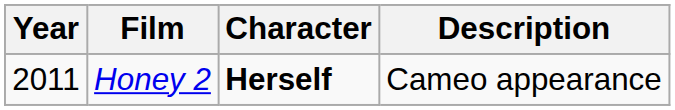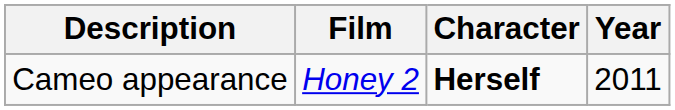columns swapped: (46, 29) <-> (524, 29)
